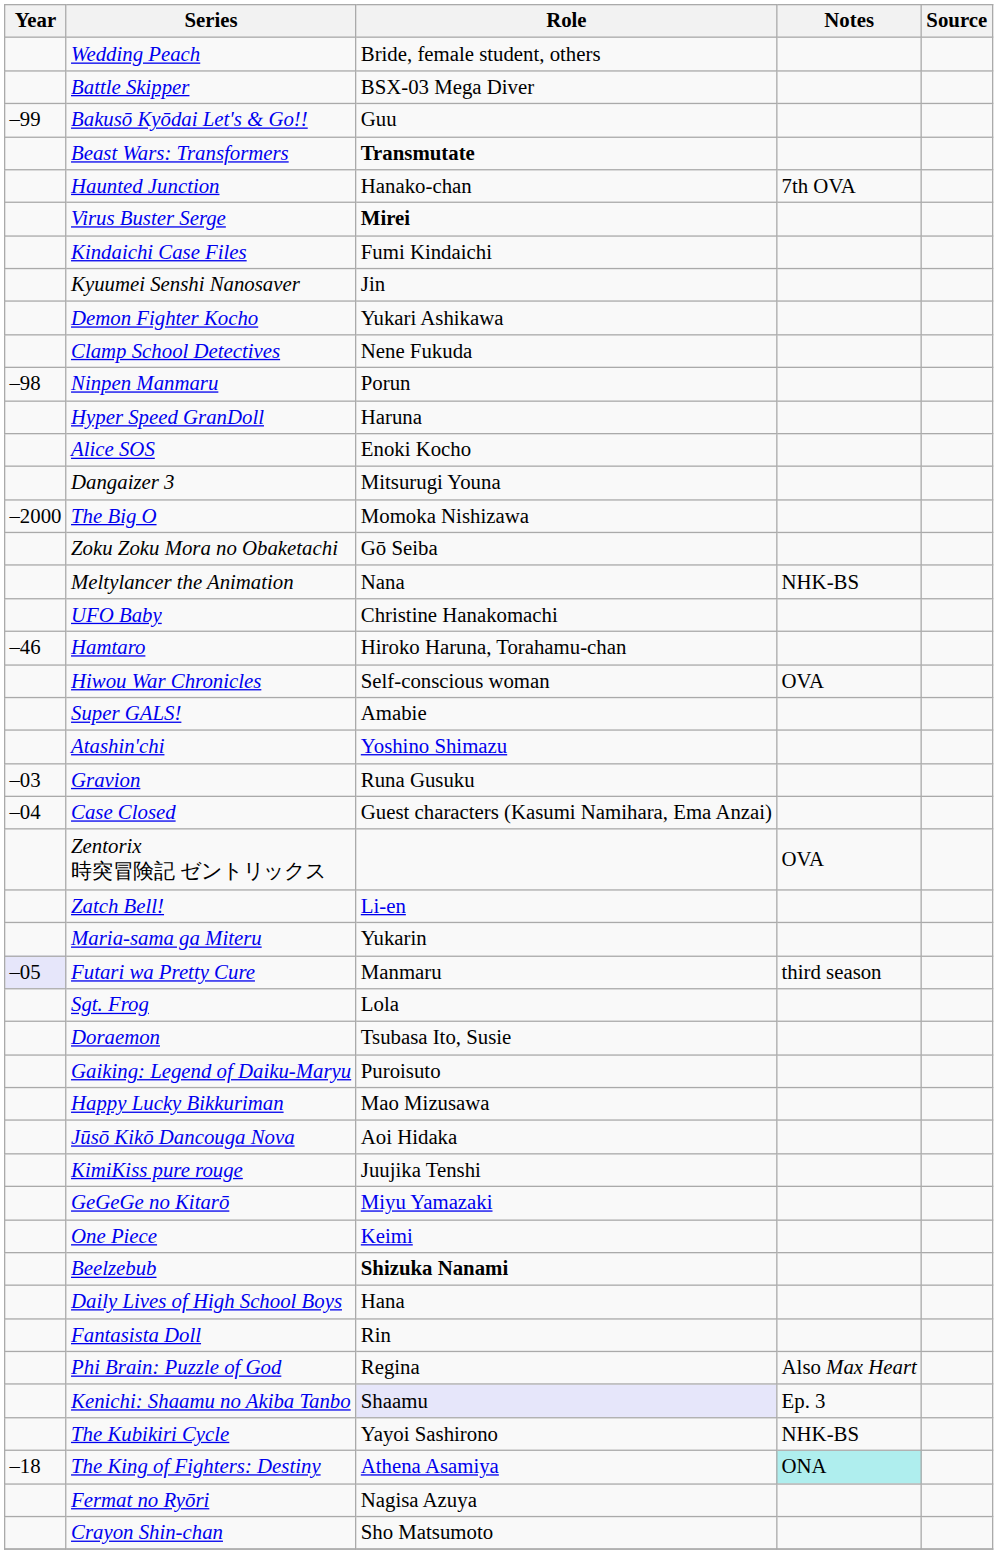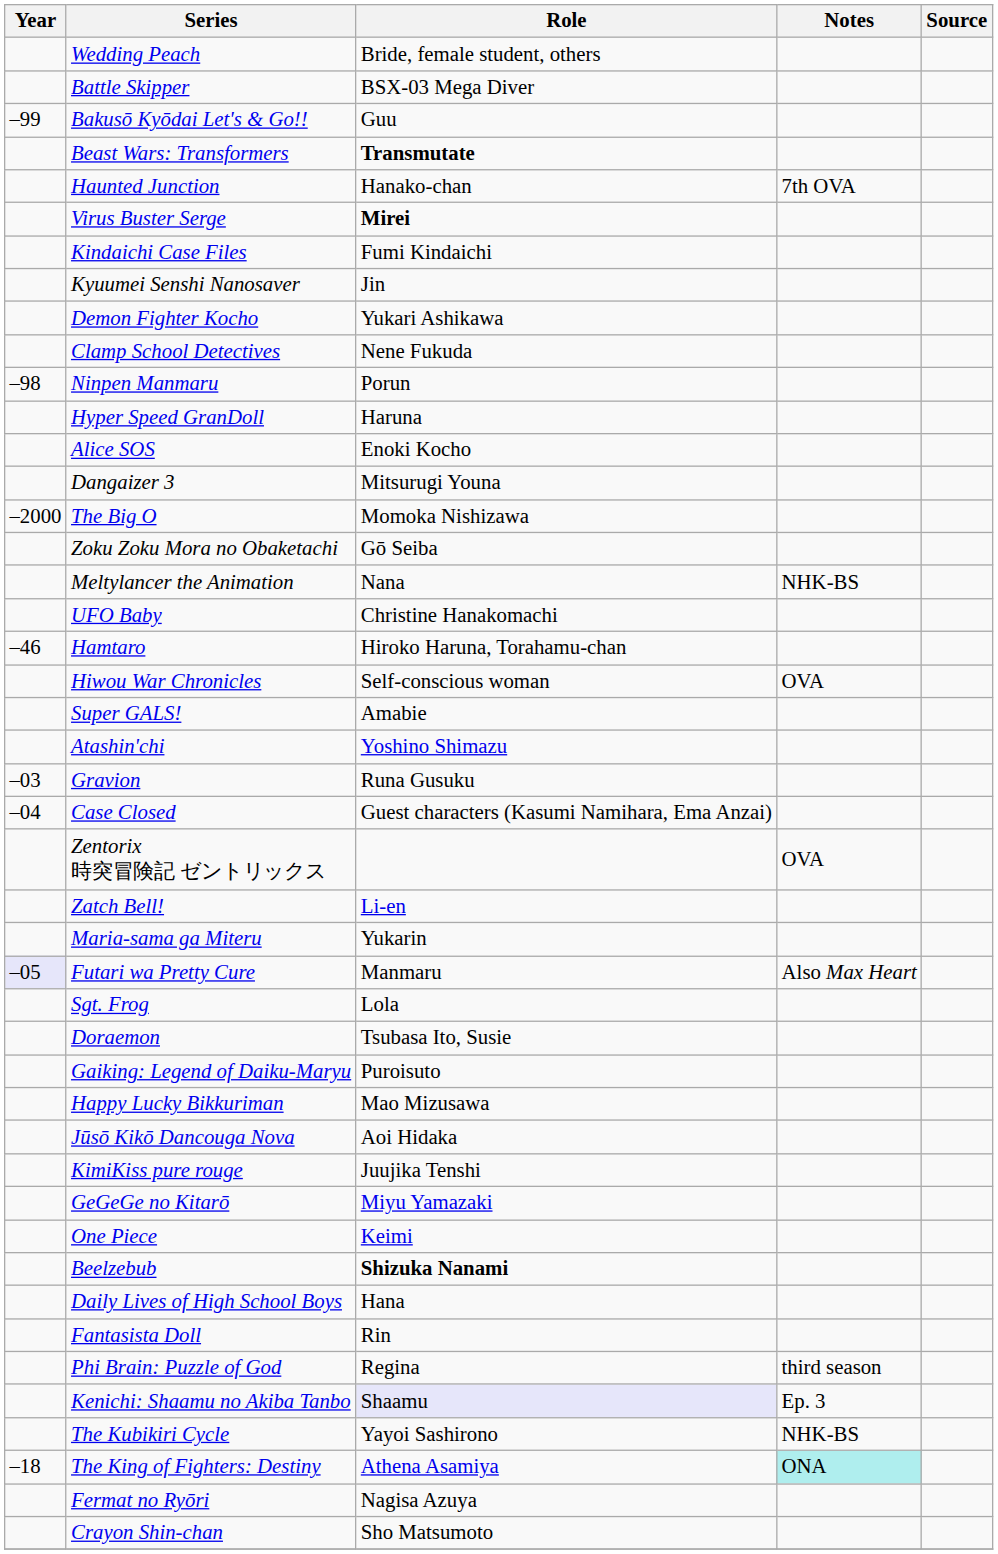(832, 971) third season -> (849, 971) Also Max Heart
(849, 1367) Also Max Heart -> (832, 1367) third season
